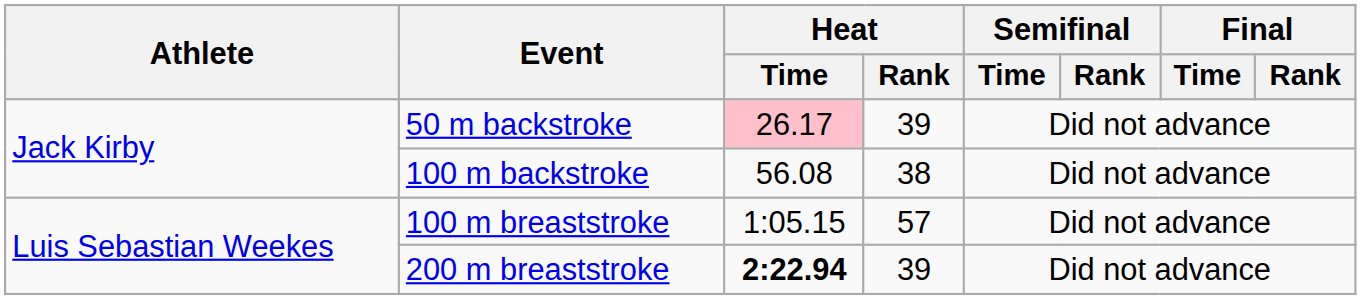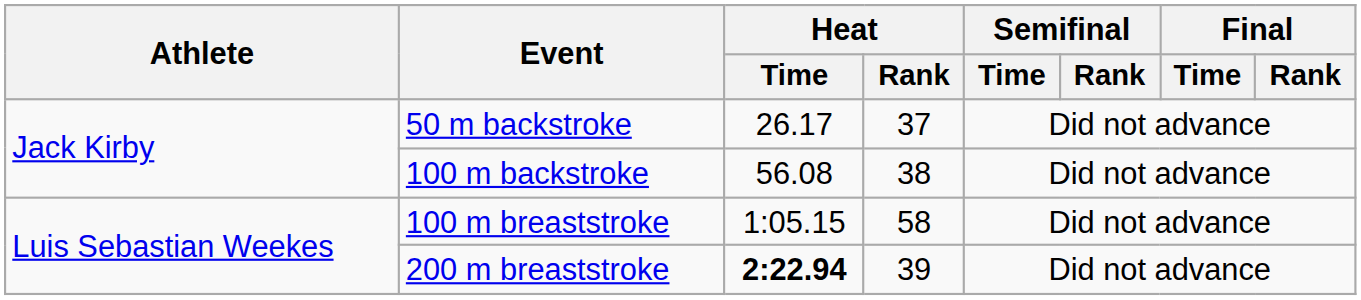(794, 124) pink background -> (794, 124) no background
(914, 124) 39 -> (914, 124) 37
(914, 222) 57 -> (914, 222) 58
